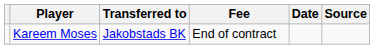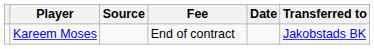columns swapped: (145, 14) <-> (346, 14)
